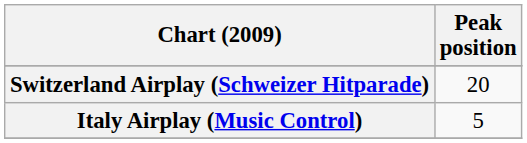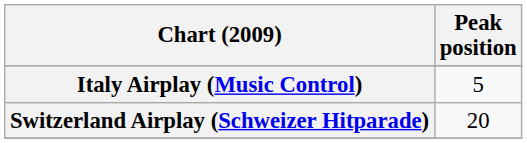rows swapped: (220, 120) <-> (220, 84)
